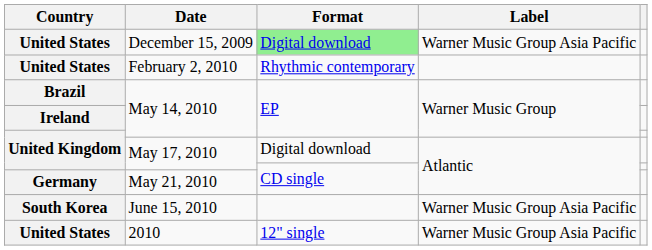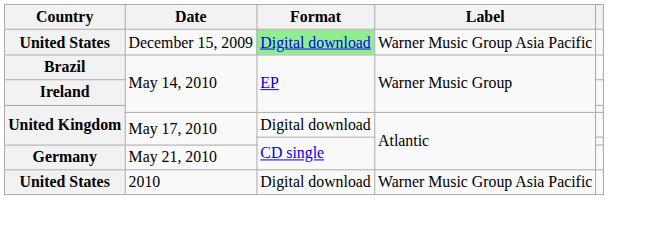- row: (65, 67)
- row: (65, 207)
(292, 232) 12" single -> (316, 182) Digital download
